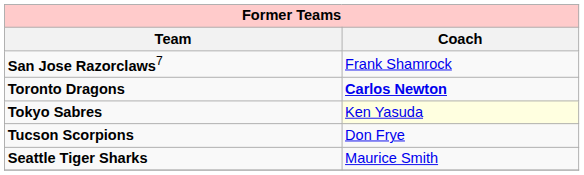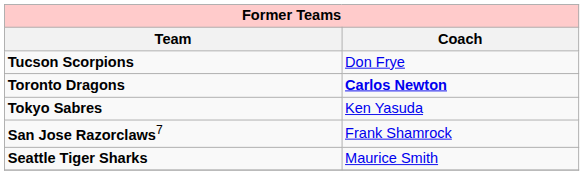rows swapped: (85, 64) <-> (71, 135)
(384, 112) lightyellow background -> (384, 108) no background
